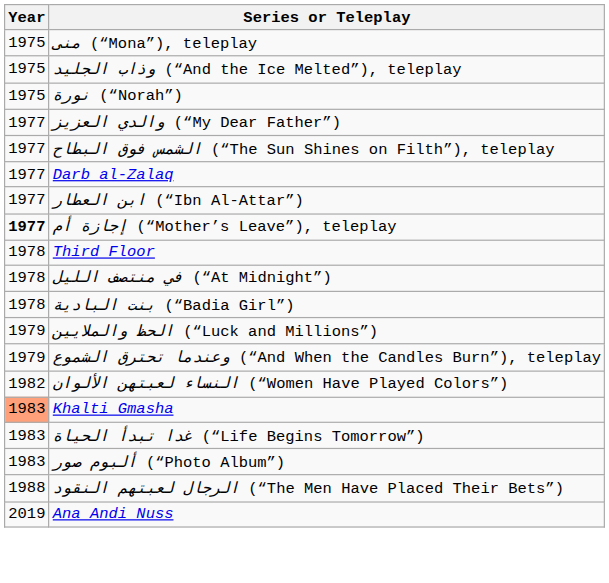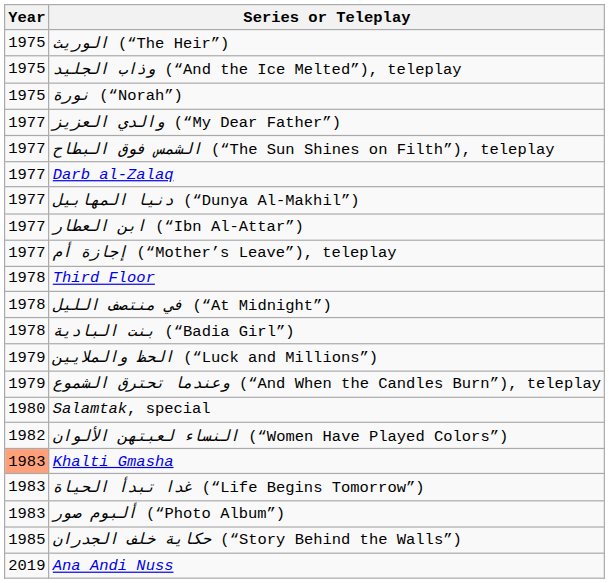- row: (155, 44)
+ row: (141, 44)
+ row: (206, 201)
(27, 227) bold -> (27, 253) normal
+ row: (132, 410)
+ row: (257, 541)
- row: (308, 489)
